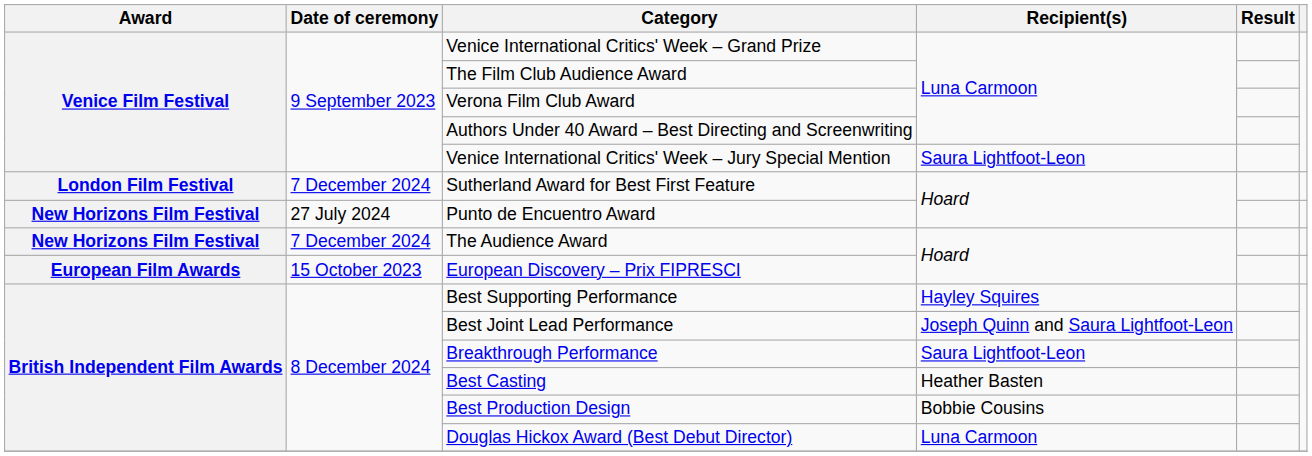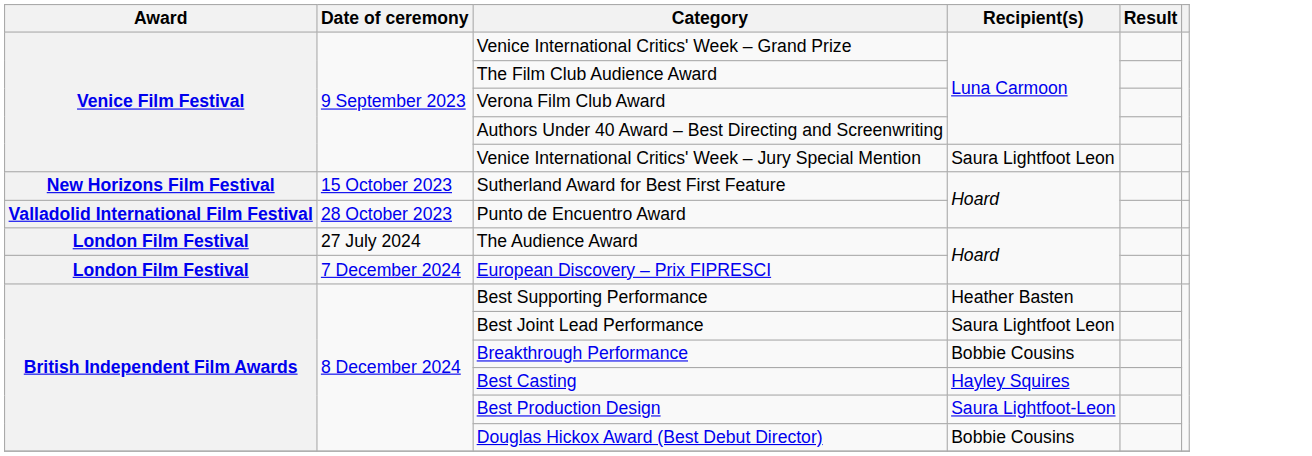(1003, 158) Saura Lightfoot-Leon -> (1033, 158) Saura Lightfoot Leon
(146, 185) London Film Festival -> (161, 185) New Horizons Film Festival
(360, 185) 7 December 2024 -> (386, 185) 15 October 2023
(146, 213) New Horizons Film Festival -> (161, 213) Valladolid International Film Festival
(340, 213) 27 July 2024 -> (386, 213) 28 October 2023
(146, 241) New Horizons Film Festival -> (161, 241) London Film Festival
(360, 241) 7 December 2024 -> (371, 241) 27 July 2024
(146, 269) European Film Awards -> (161, 269) London Film Festival
(356, 269) 15 October 2023 -> (391, 269) 7 December 2024
(980, 297) Hayley Squires -> (1012, 297) Heather Basten
(1077, 325) Joseph Quinn and Saura Lightfoot-Leon -> (1033, 325) Saura Lightfoot Leon
(1003, 353) Saura Lightfoot-Leon -> (1013, 353) Bobbie Cousins
(982, 381) Heather Basten -> (1010, 381) Hayley Squires
(982, 409) Bobbie Cousins -> (1033, 409) Saura Lightfoot-Leon
(979, 437) Luna Carmoon -> (1013, 437) Bobbie Cousins
